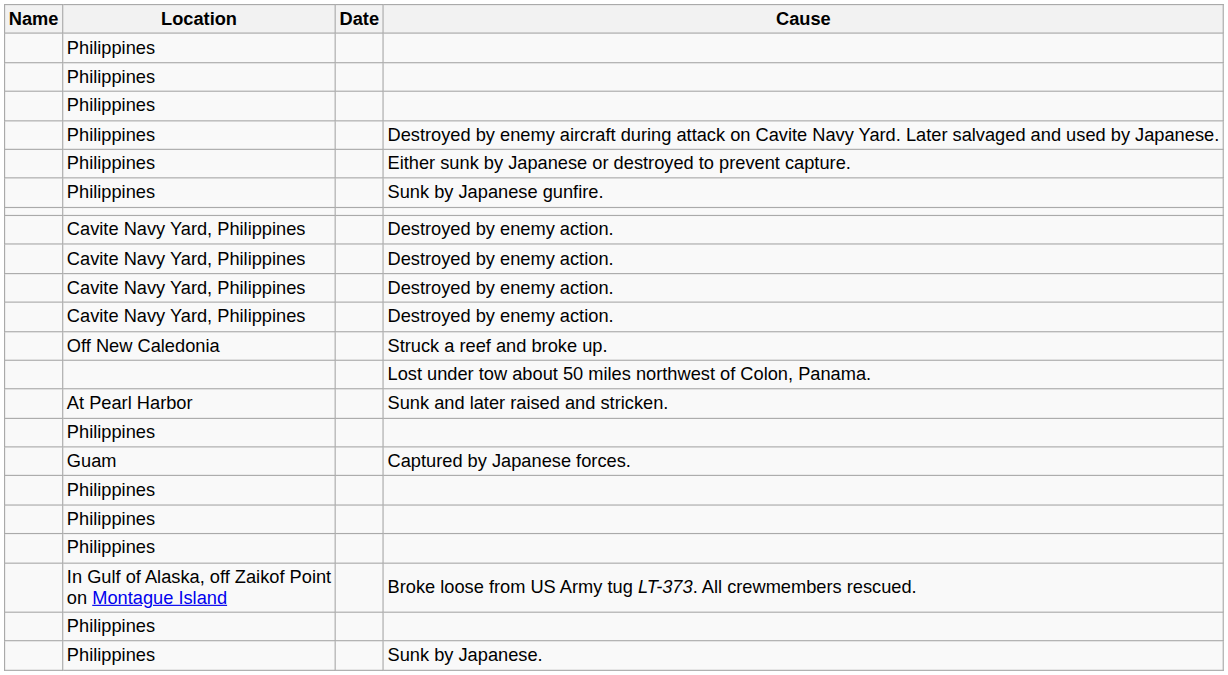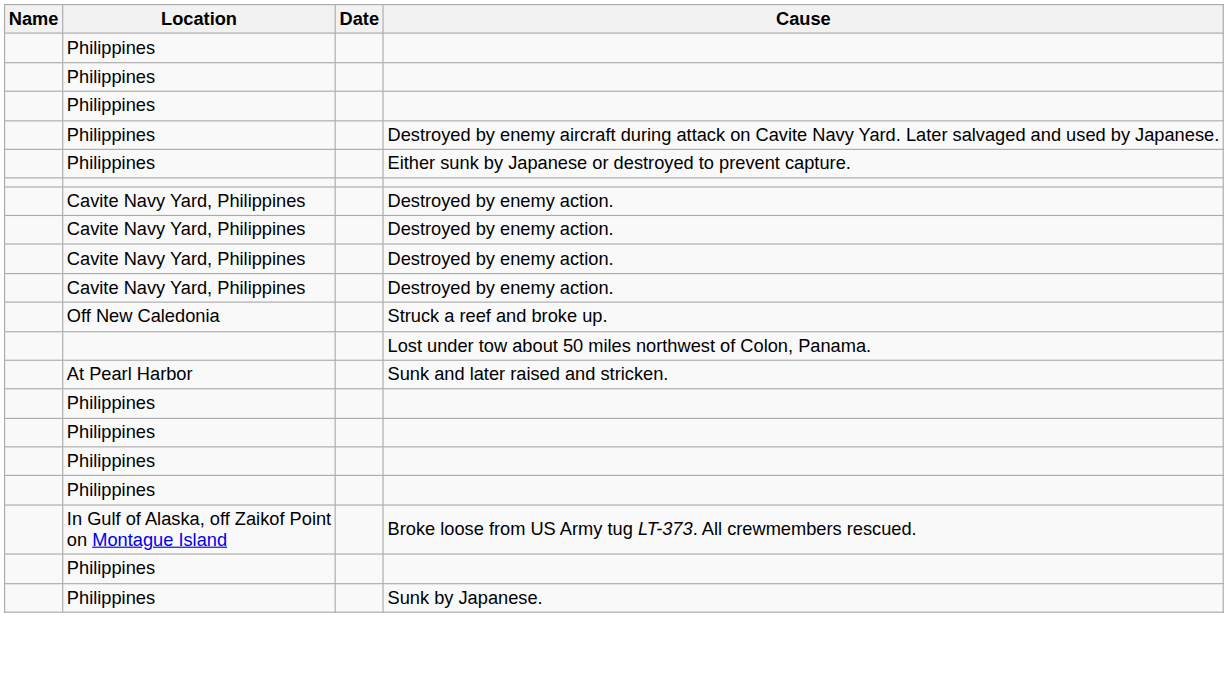- row: (111, 192)
- row: (92, 461)
